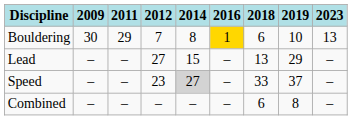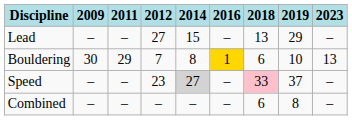rows swapped: (22, 59) <-> (39, 37)
(261, 81) no background -> (261, 81) pink background
